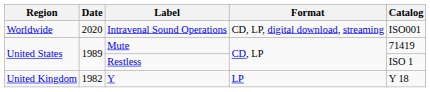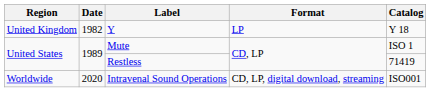rows swapped: (111, 78) <-> (167, 29)
(402, 45) 71419 -> (401, 45) ISO 1
(401, 62) ISO 1 -> (402, 62) 71419
